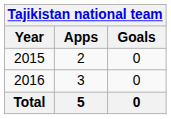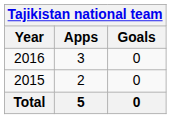rows swapped: (29, 59) <-> (29, 80)
